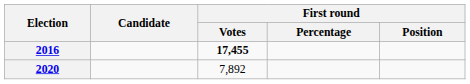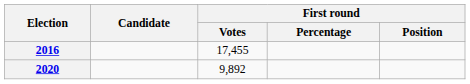(232, 50) bold -> (232, 50) normal
(232, 69) 7,892 -> (232, 69) 9,892
